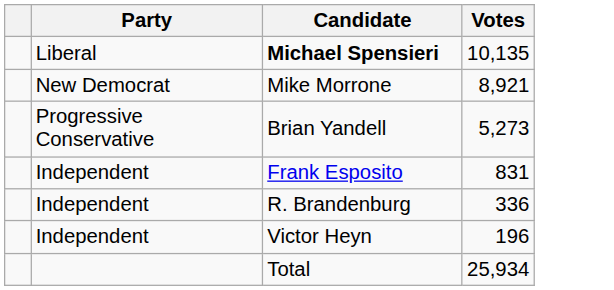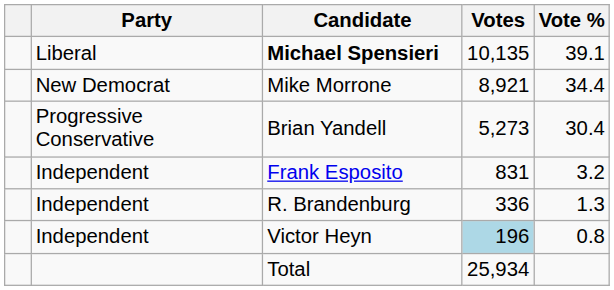+ column: (572, 20)
(512, 236) no background -> (512, 236) lightblue background
